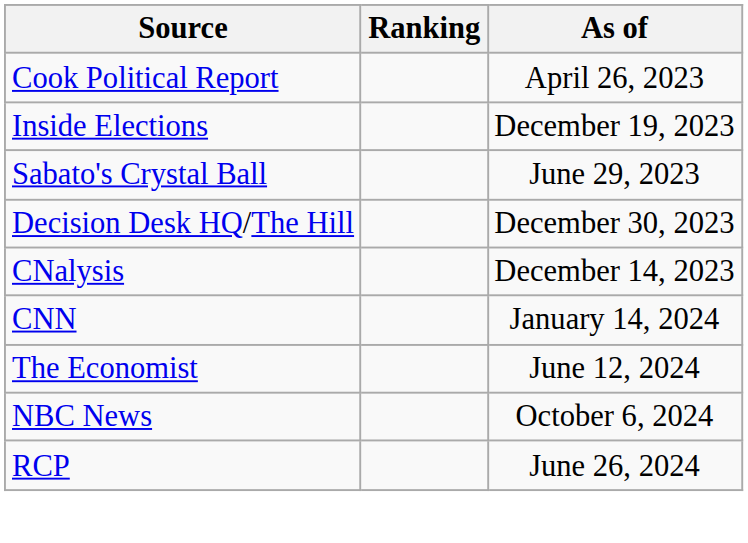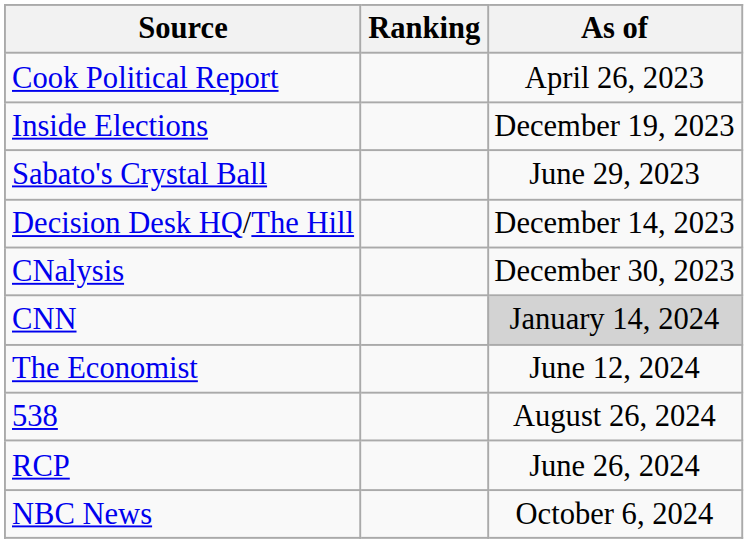(614, 222) December 30, 2023 -> (614, 222) December 14, 2023
(614, 271) December 14, 2023 -> (614, 271) December 30, 2023
(614, 319) no background -> (614, 319) lightgrey background
+ row: (35, 416)
rows swapped: (41, 464) <-> (82, 416)
